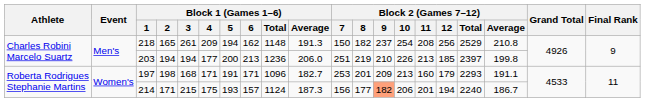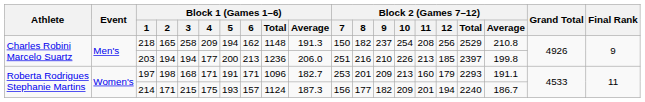(188, 43) 261 -> (188, 43) 258
(363, 59) 219 -> (363, 59) 216
(384, 90) lightsalmon background -> (384, 90) no background
(405, 90) 206 -> (405, 90) 209
